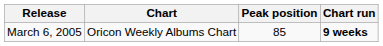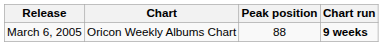(280, 32) 85 -> (280, 32) 88
